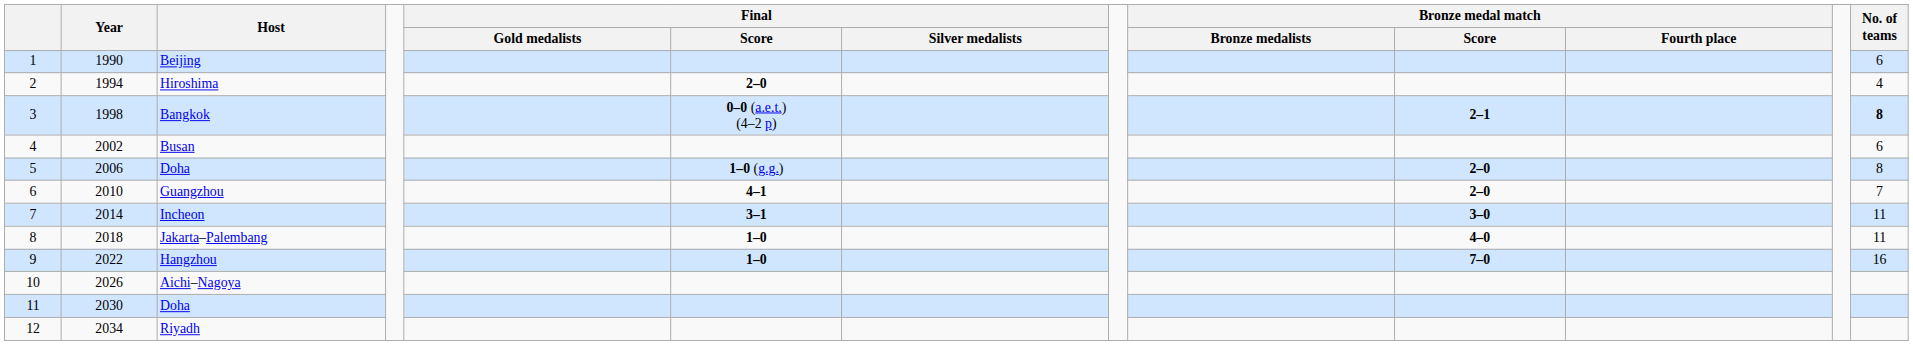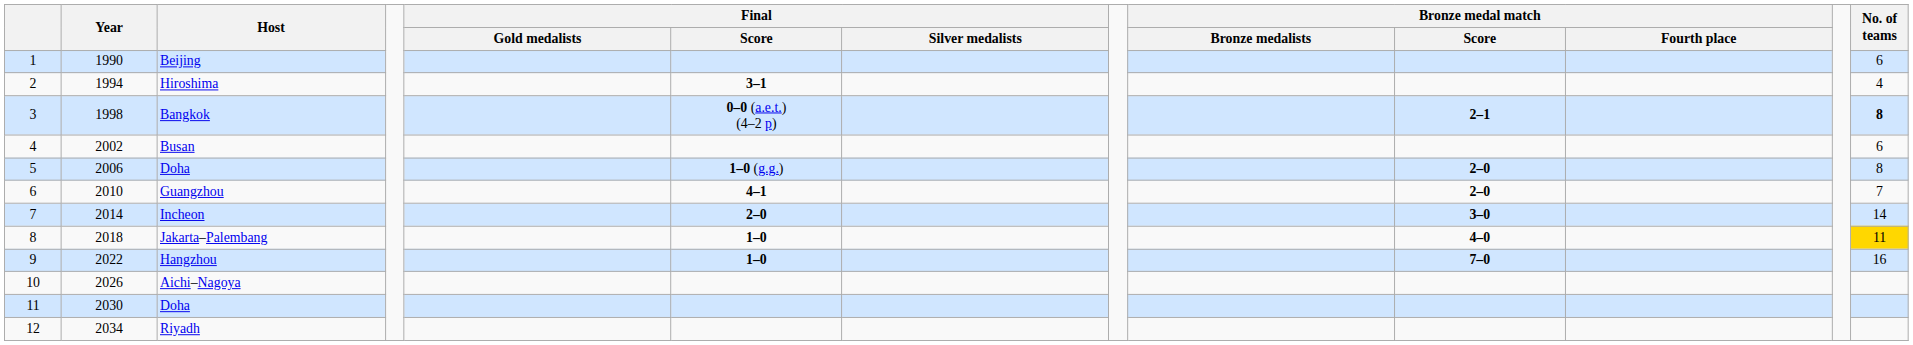(756, 84) 2–0 -> (756, 84) 3–1
(756, 215) 3–1 -> (756, 215) 2–0
(1880, 215) 11 -> (1880, 215) 14
(1880, 237) no background -> (1880, 237) gold background
